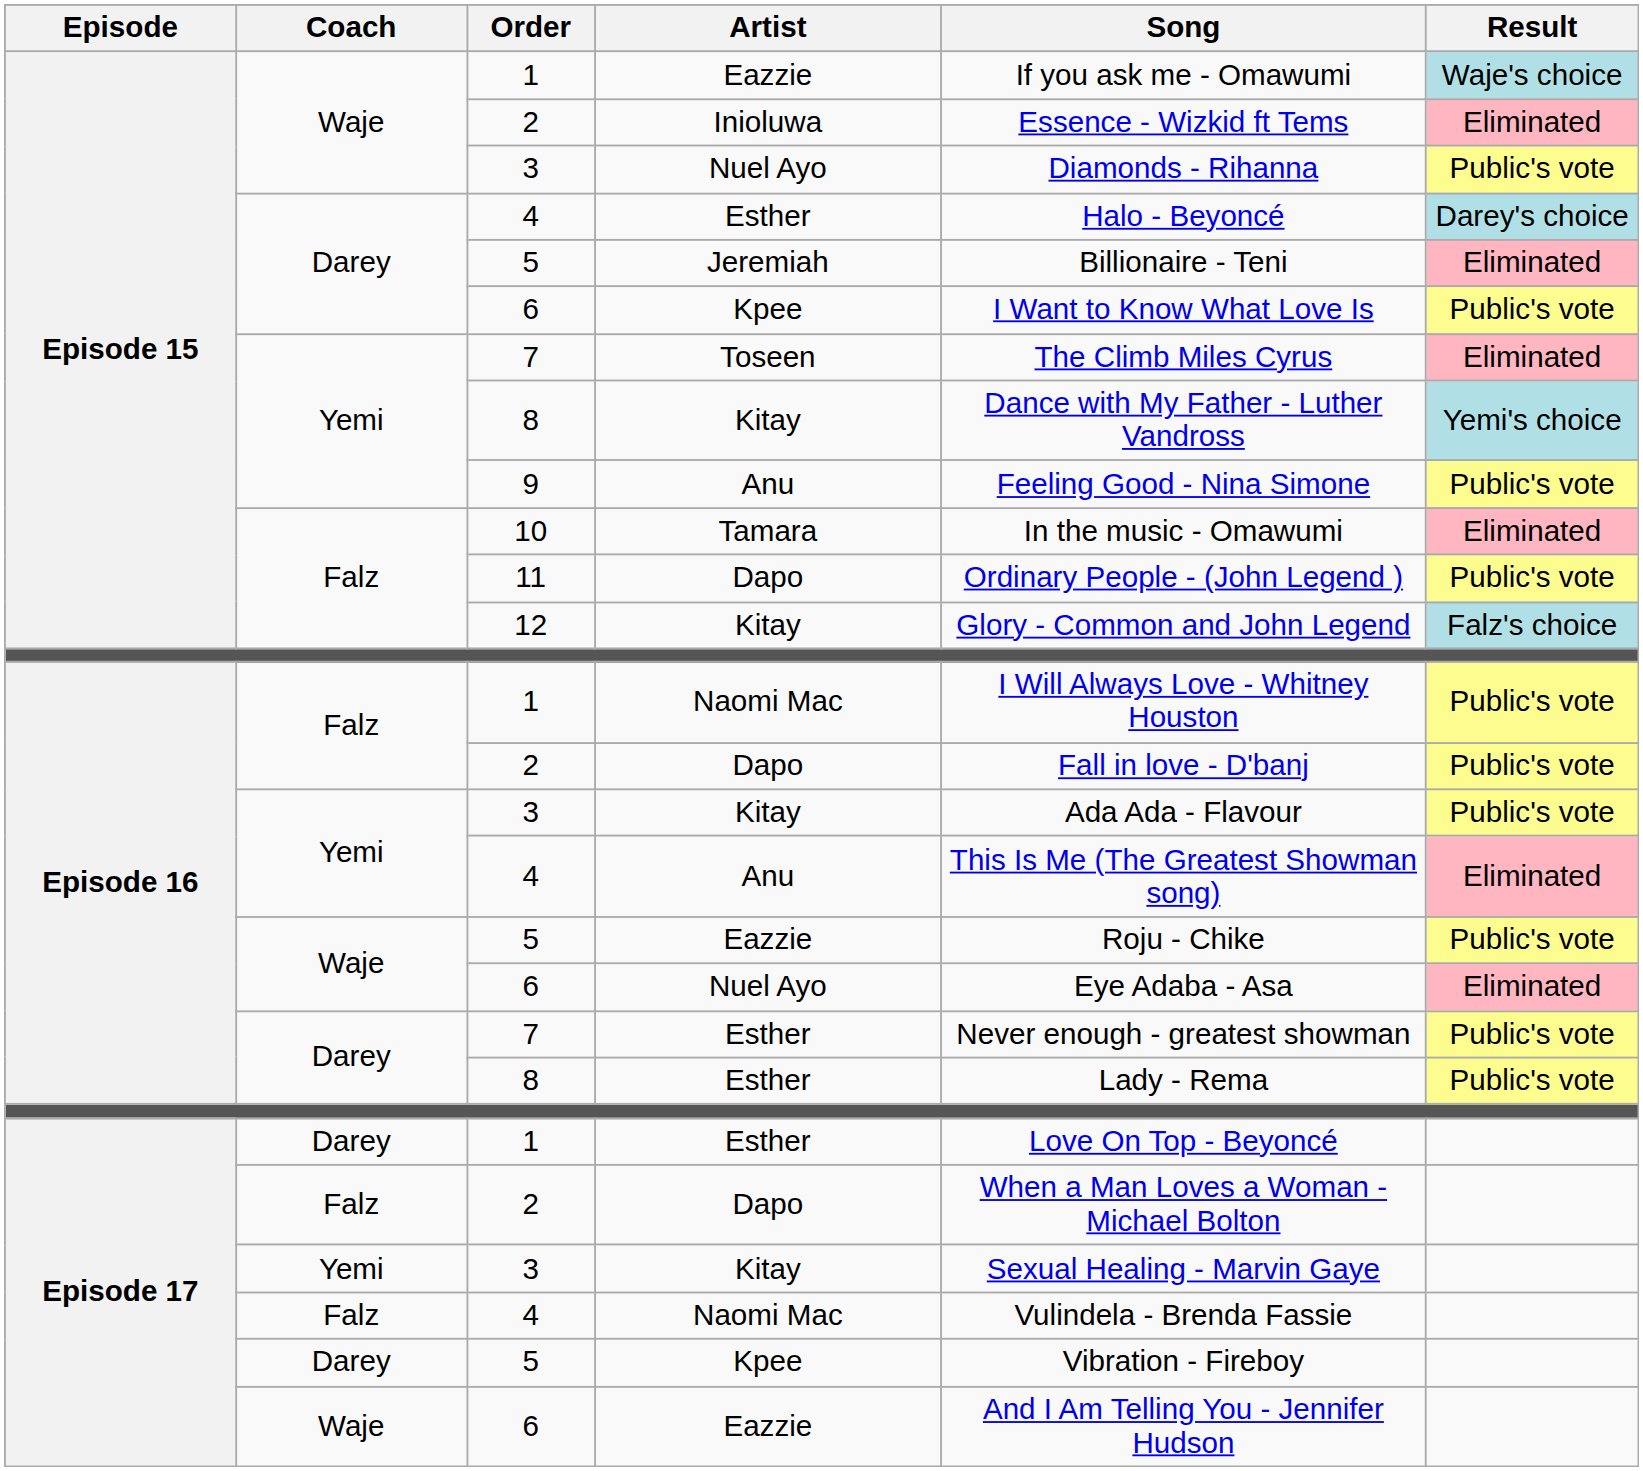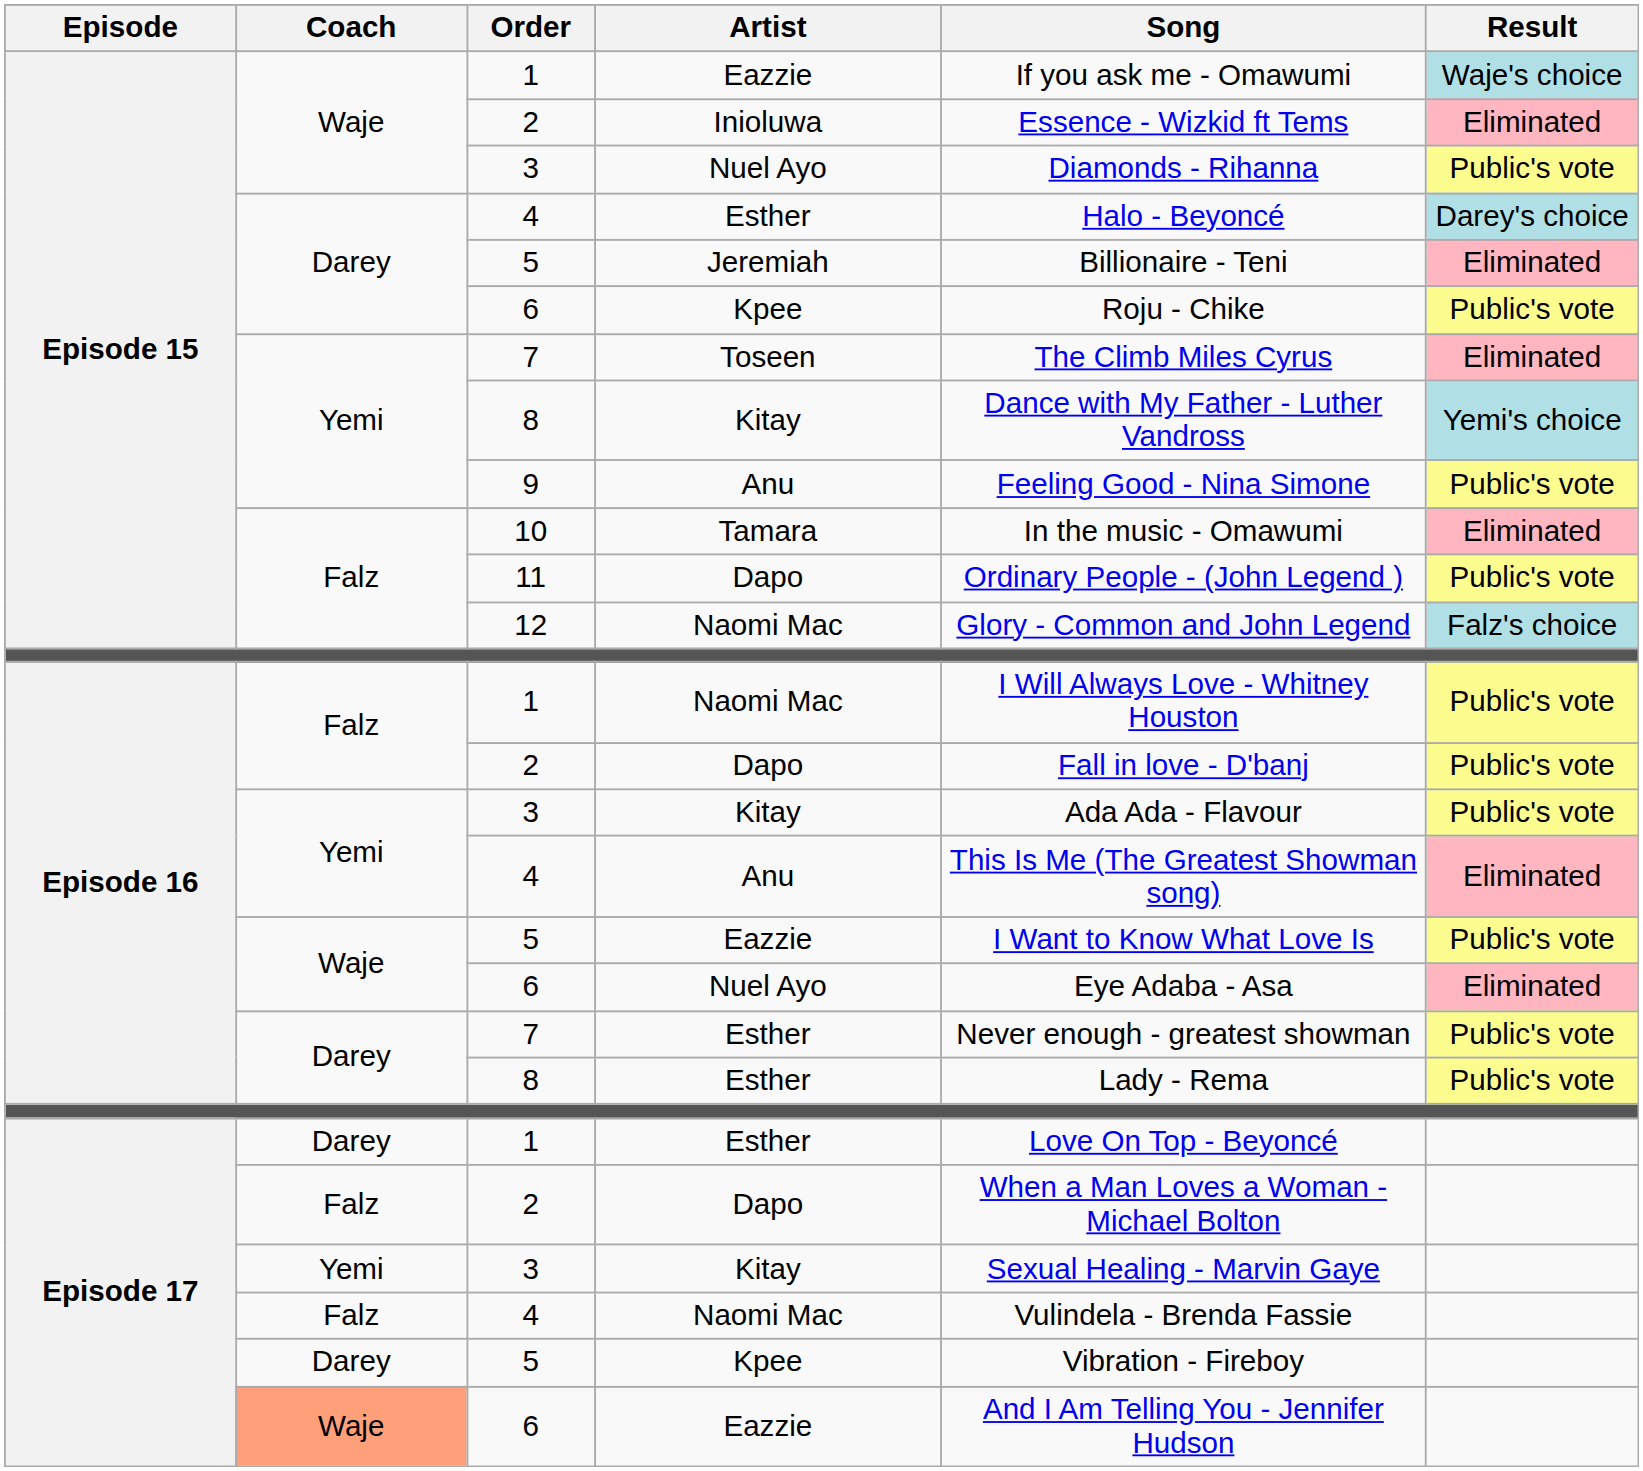(1183, 309) I Want to Know What Love Is -> (1183, 309) Roju - Chike
(768, 624) Kitay -> (768, 624) Naomi Mac
(1183, 939) Roju - Chike -> (1183, 939) I Want to Know What Love Is
(351, 1425) no background -> (351, 1425) lightsalmon background
